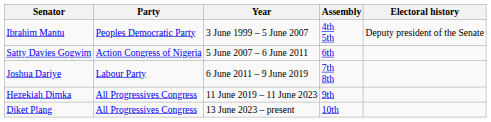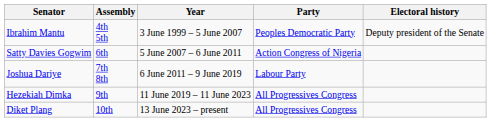columns swapped: (149, 12) <-> (341, 12)
